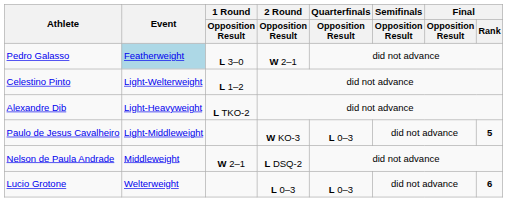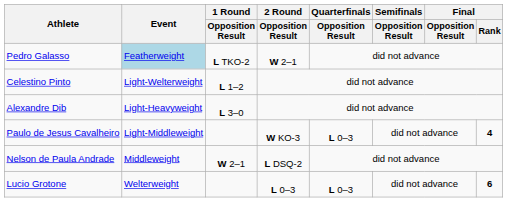(231, 62) L 3–0 -> (231, 62) L TKO-2
(231, 113) L TKO-2 -> (231, 113) L 3–0
(490, 133) 5 -> (490, 133) 4
